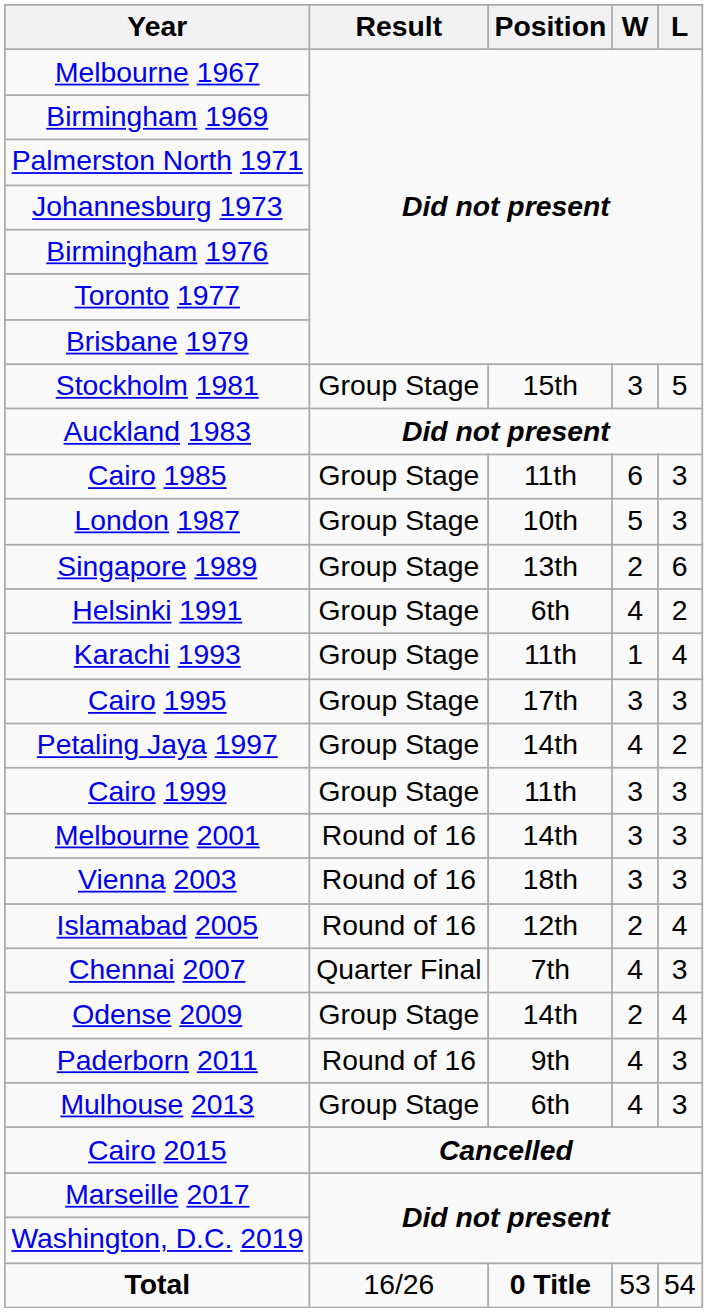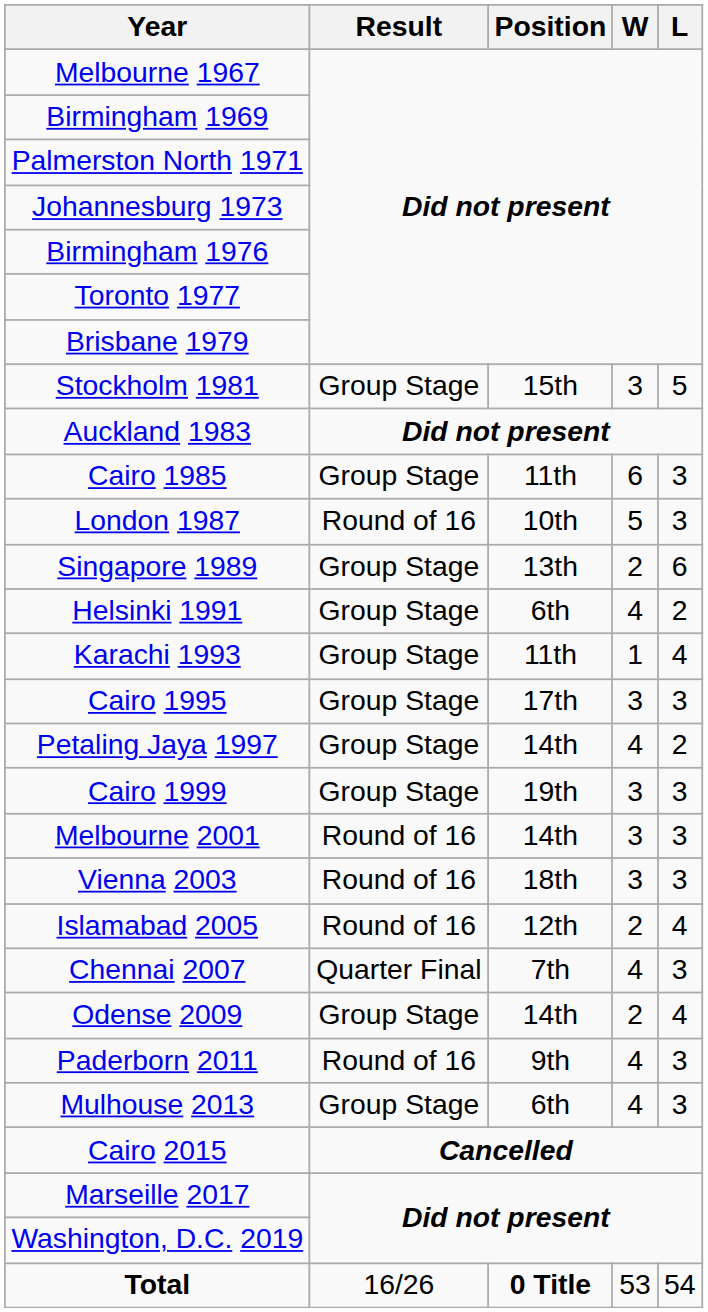(399, 521) Group Stage -> (399, 521) Round of 16
(550, 790) 11th -> (550, 790) 19th
